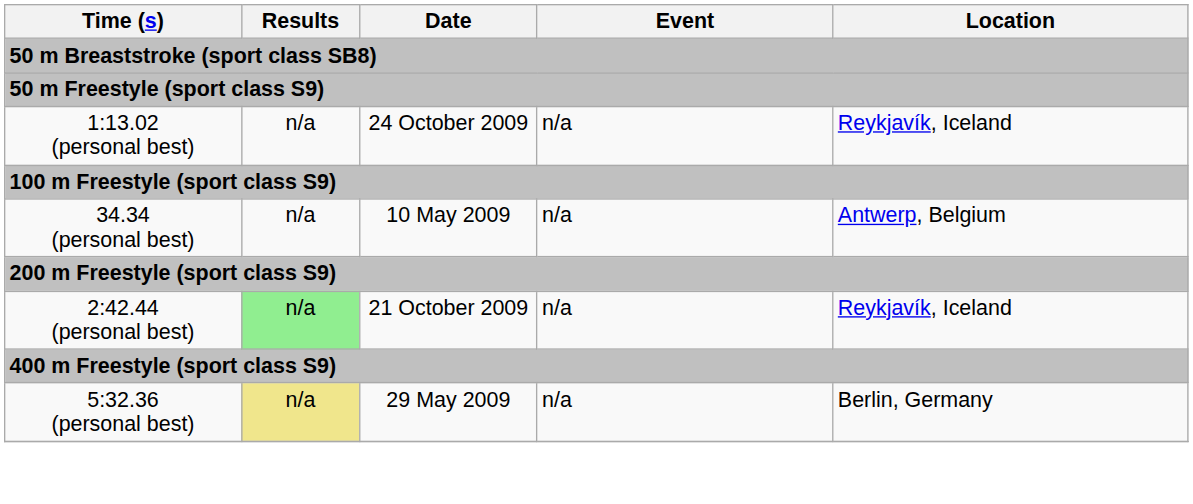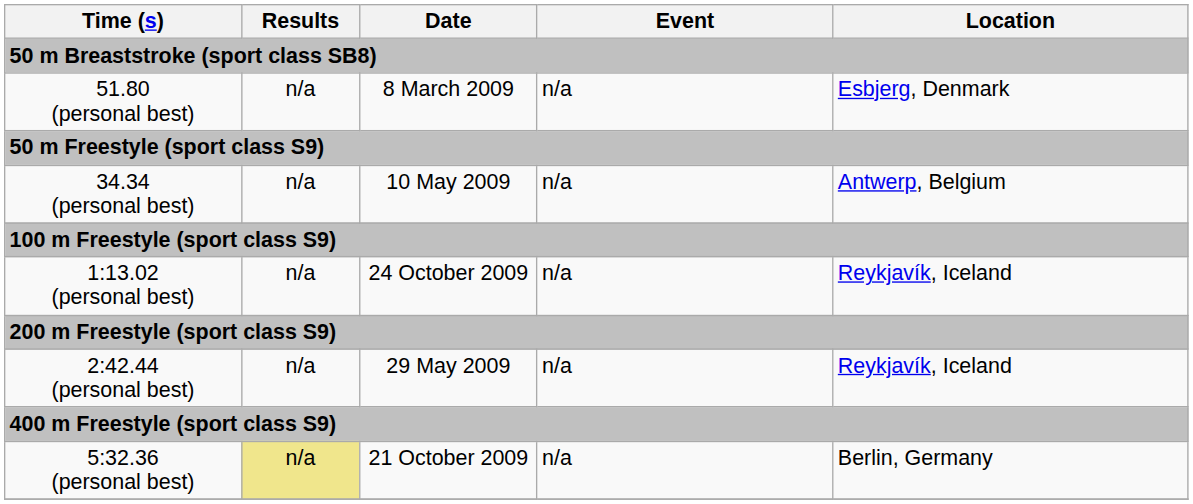+ row: (123, 101)
rows swapped: (123, 227) <-> (123, 135)
(300, 307) lightgreen background -> (300, 365) no background
(448, 307) 21 October 2009 -> (448, 365) 29 May 2009
(448, 399) 29 May 2009 -> (448, 458) 21 October 2009
